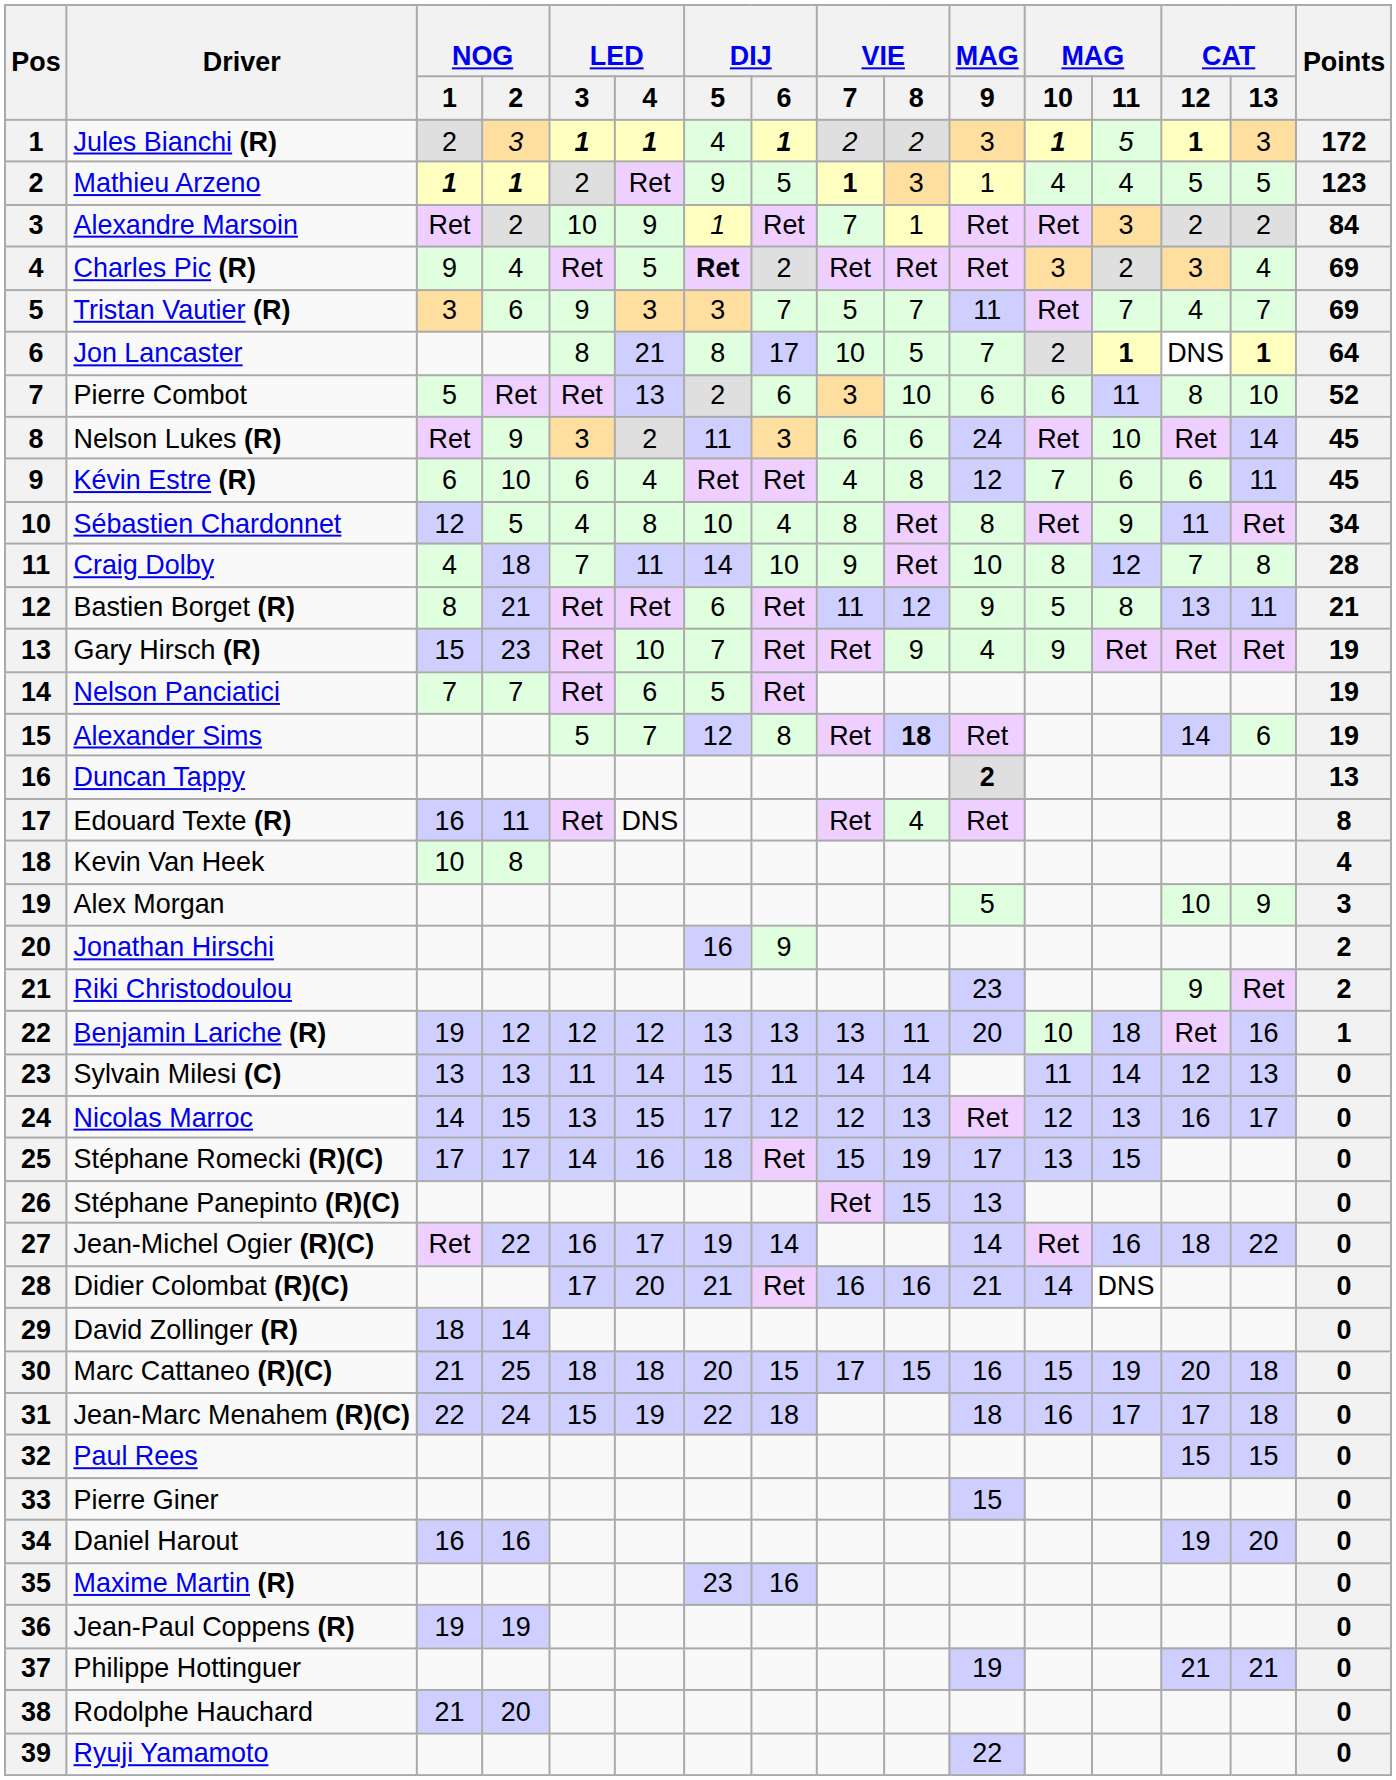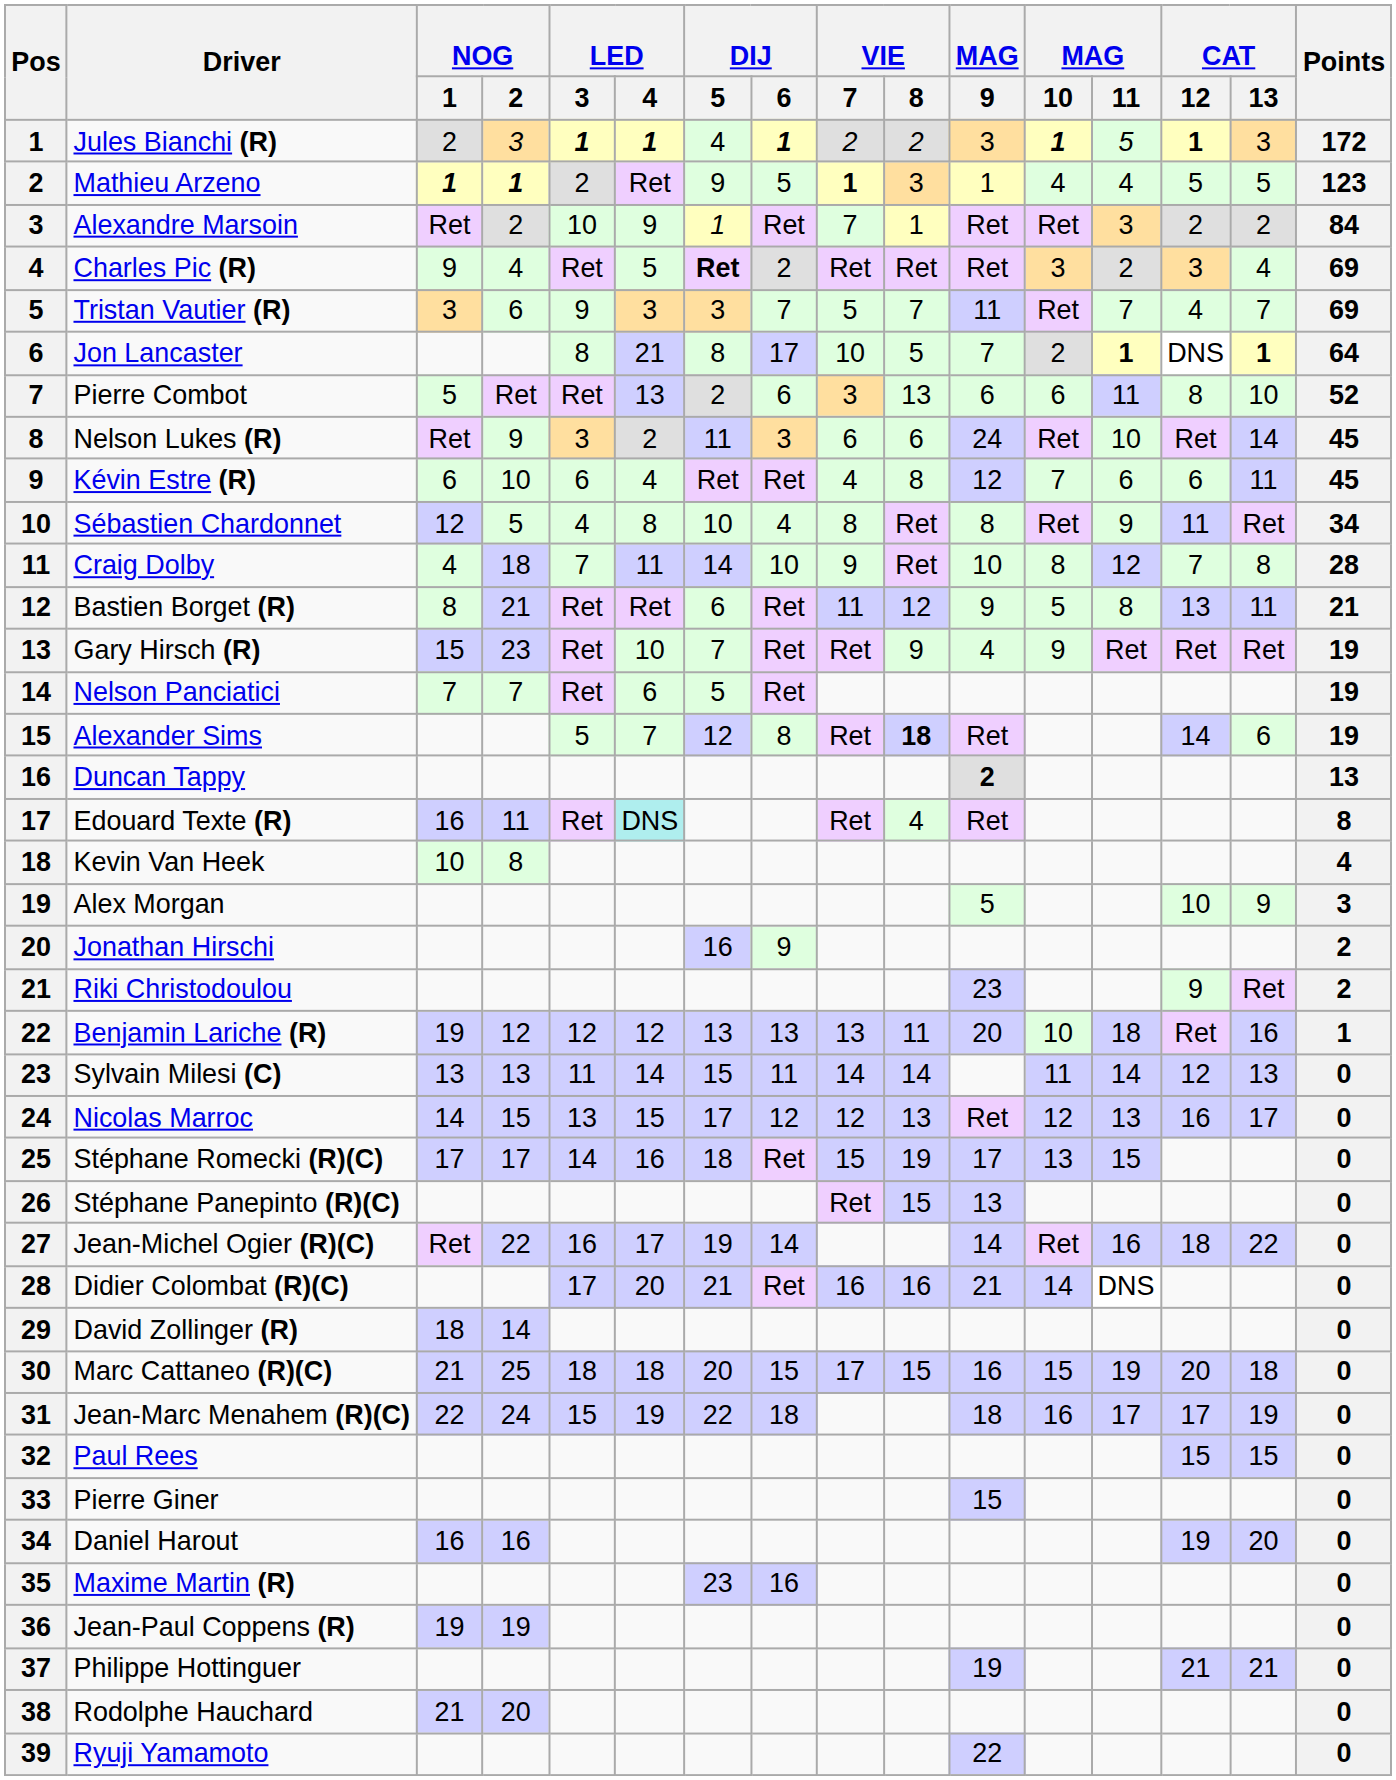(916, 395) 10 -> (916, 395) 13
(650, 820) no background -> (650, 820) paleturquoise background
(1263, 1414) 18 -> (1263, 1414) 19
